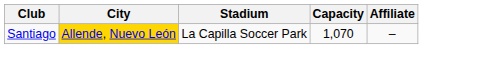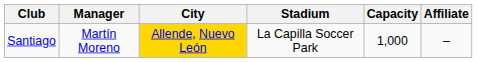+ column: (99, 14)
(338, 33) 1,070 -> (392, 40) 1,000
